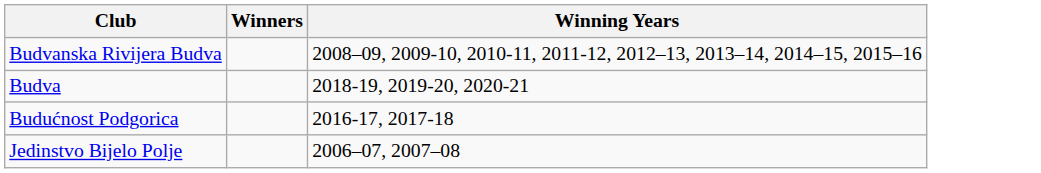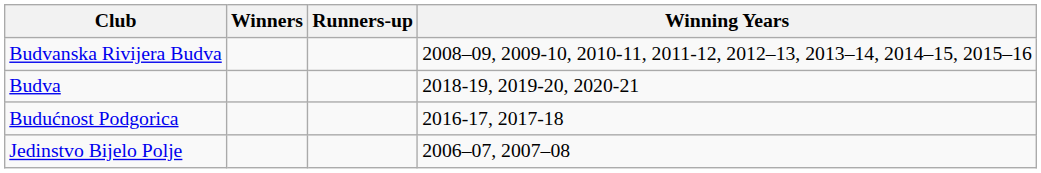+ column: (363, 21)
